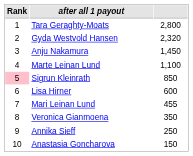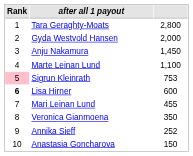(171, 38) 2,320 -> (171, 38) 2,000
(171, 78) 850 -> (171, 78) 753
(17, 91) normal -> (17, 91) bold
(171, 131) 250 -> (171, 131) 252
